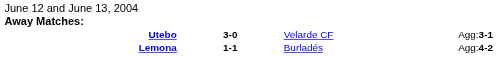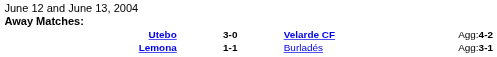(309, 35) normal -> (309, 35) bold
(476, 35) Agg:3-1 -> (476, 35) Agg:4-2
(476, 48) Agg:4-2 -> (476, 48) Agg:3-1
